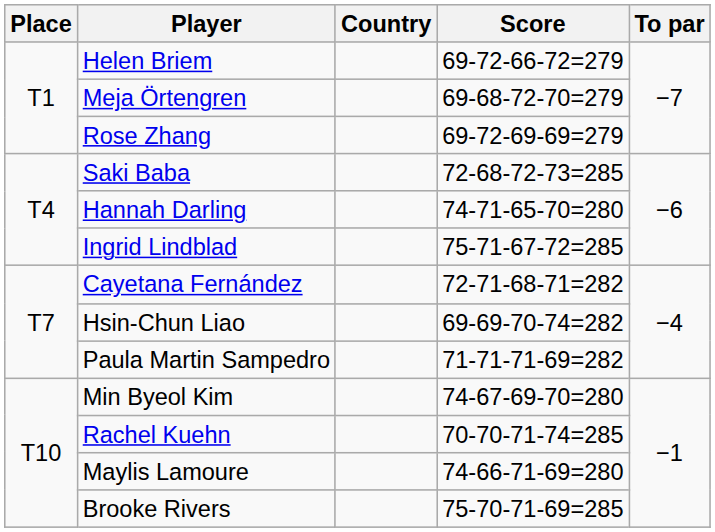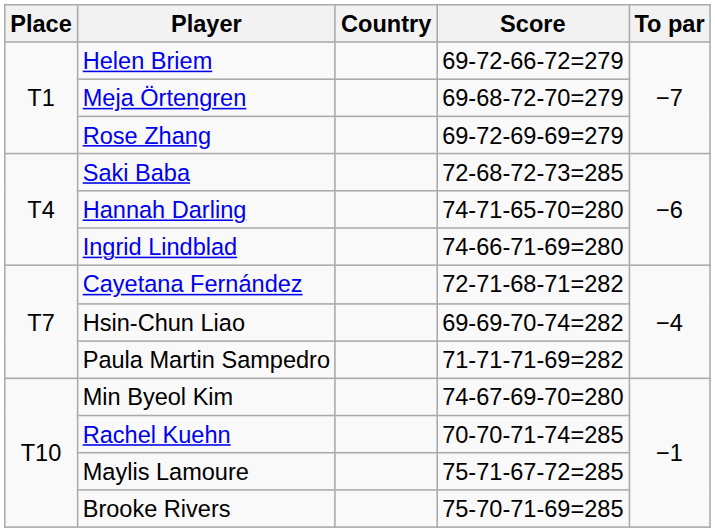(533, 247) 75-71-67-72=285 -> (533, 247) 74-66-71-69=280
(533, 471) 74-66-71-69=280 -> (533, 471) 75-71-67-72=285
